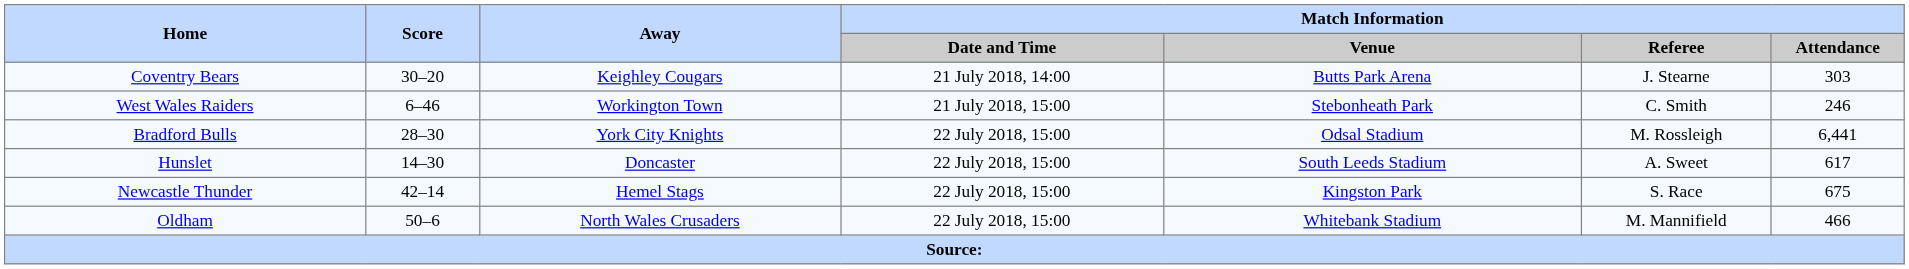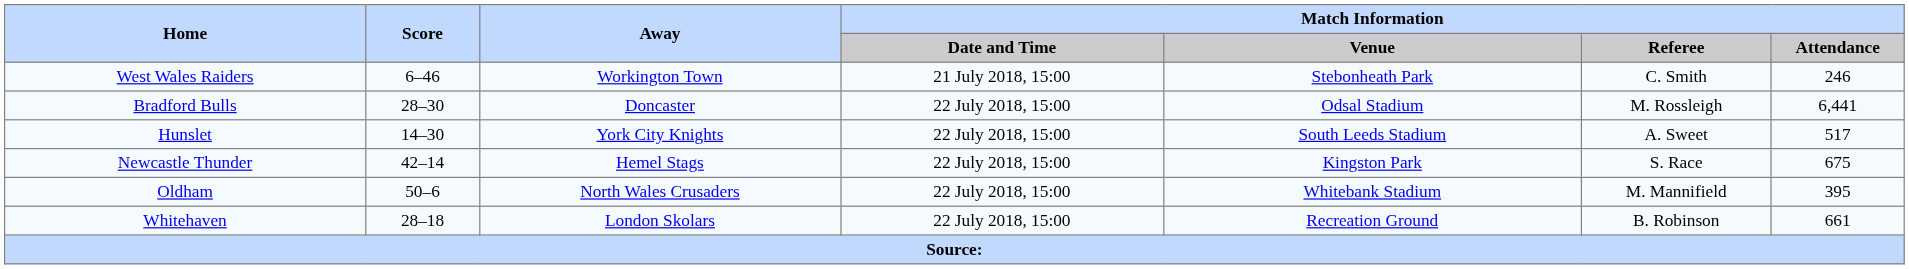- row: (185, 76)
(660, 134) York City Knights -> (660, 105) Doncaster
(660, 162) Doncaster -> (660, 134) York City Knights
(1838, 162) 617 -> (1838, 134) 517
(1838, 220) 466 -> (1838, 191) 395
+ row: (185, 220)
